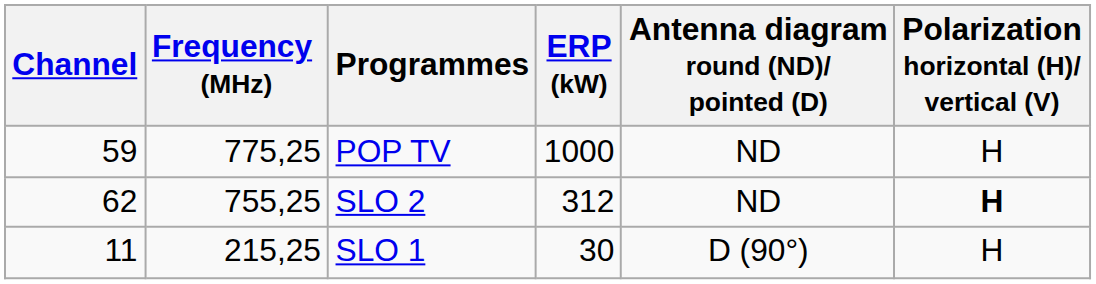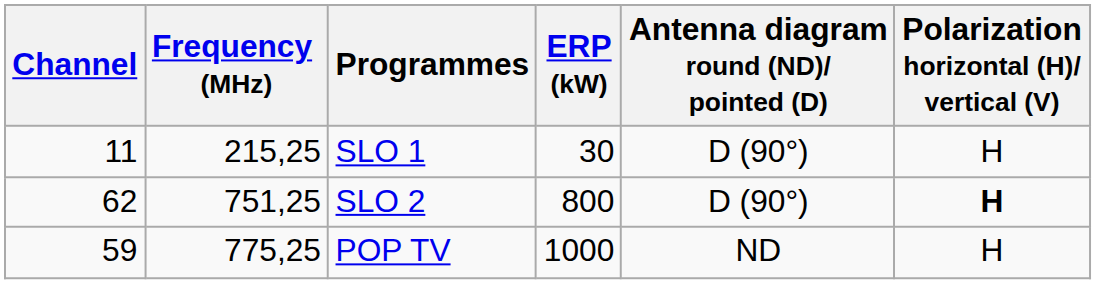rows swapped: (380, 251) <-> (393, 151)
(272, 201) 755,25 -> (272, 201) 751,25
(588, 201) 312 -> (588, 201) 800
(758, 201) ND -> (758, 201) D (90°)
